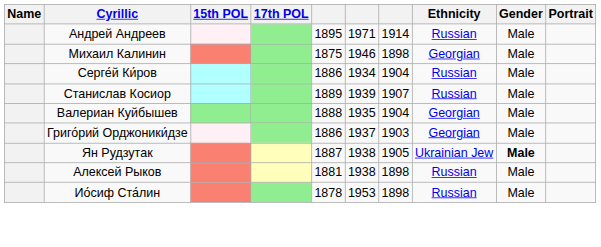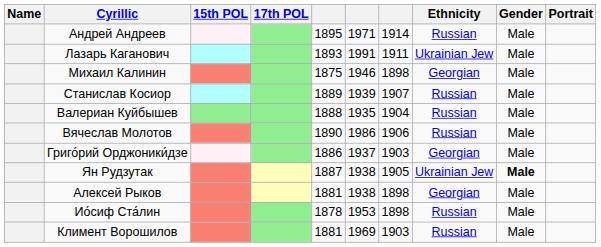+ row: (117, 53)
- row: (117, 73)
(454, 113) Georgian -> (454, 113) Russian
+ row: (117, 133)
(454, 172) Russian -> (454, 192) Georgian
+ row: (117, 232)
